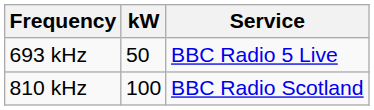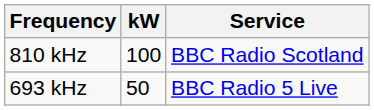rows swapped: (48, 54) <-> (48, 88)
